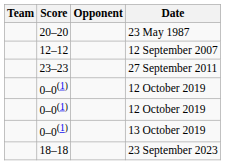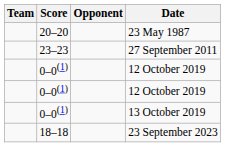- row: (54, 50)
